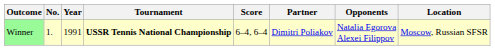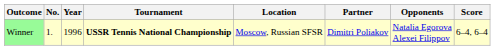columns swapped: (444, 12) <-> (251, 12)
(73, 32) 1991 -> (73, 32) 1996
